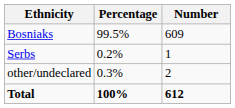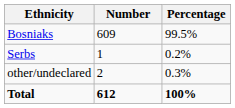columns swapped: (196, 14) <-> (128, 14)
